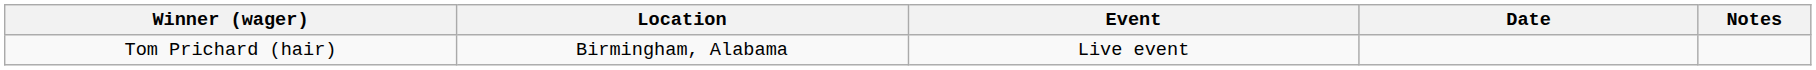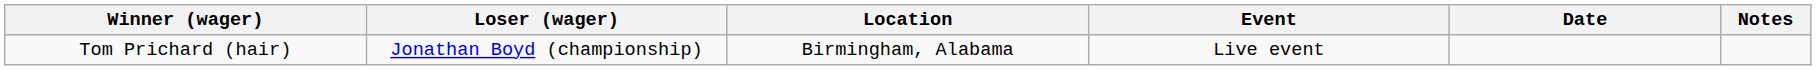+ column: (547, 20)
